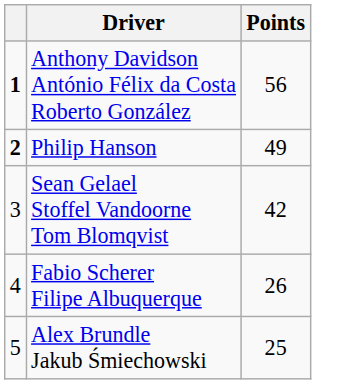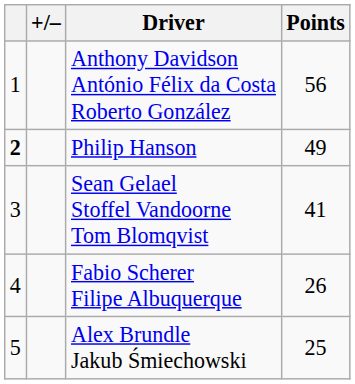+ column: (46, 22)
(15, 85) bold -> (15, 85) normal
(276, 210) 42 -> (316, 210) 41
